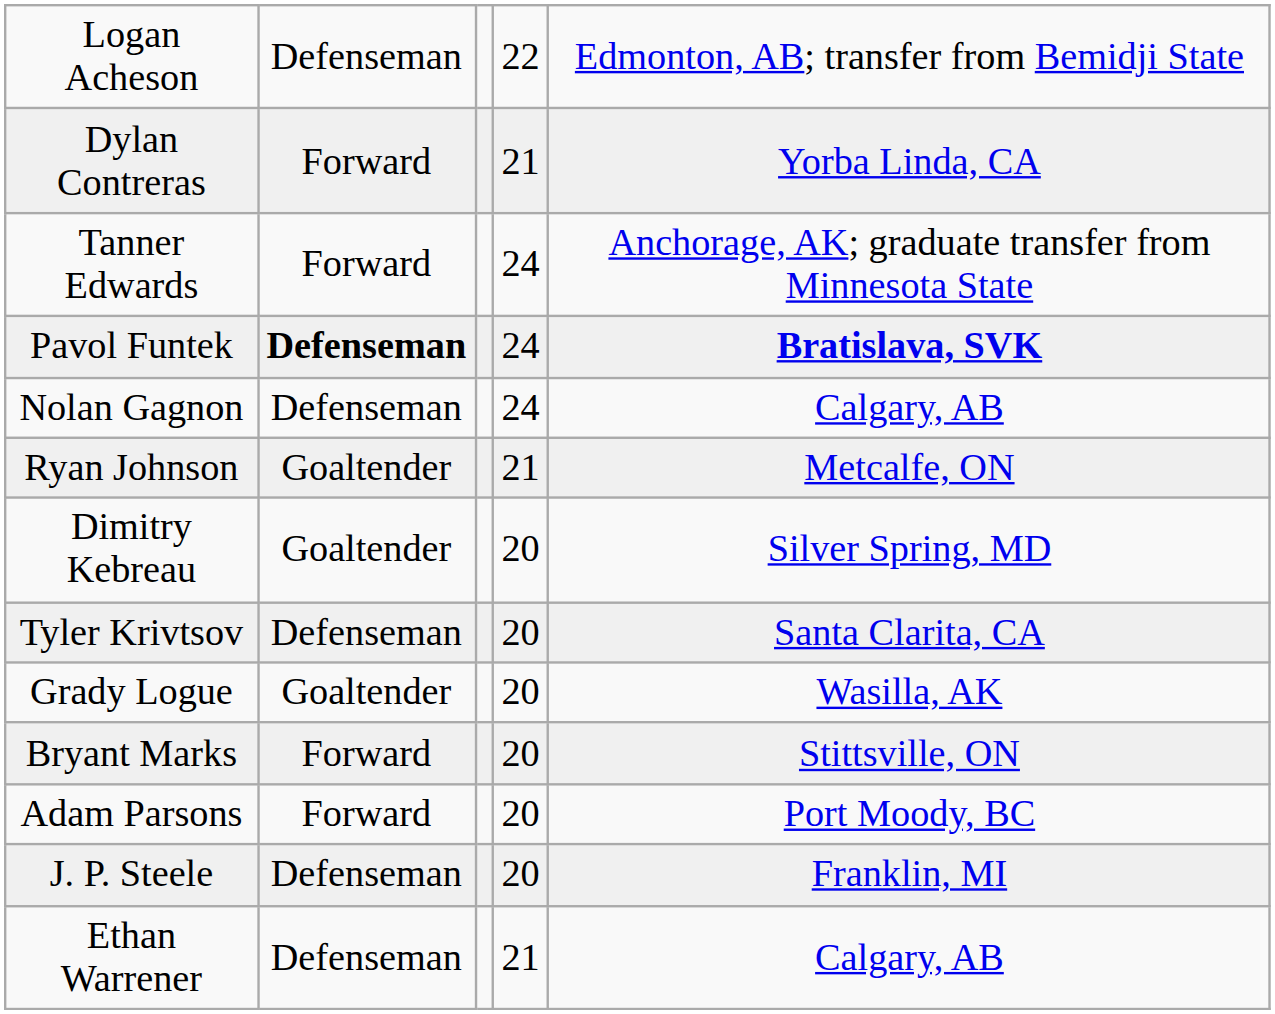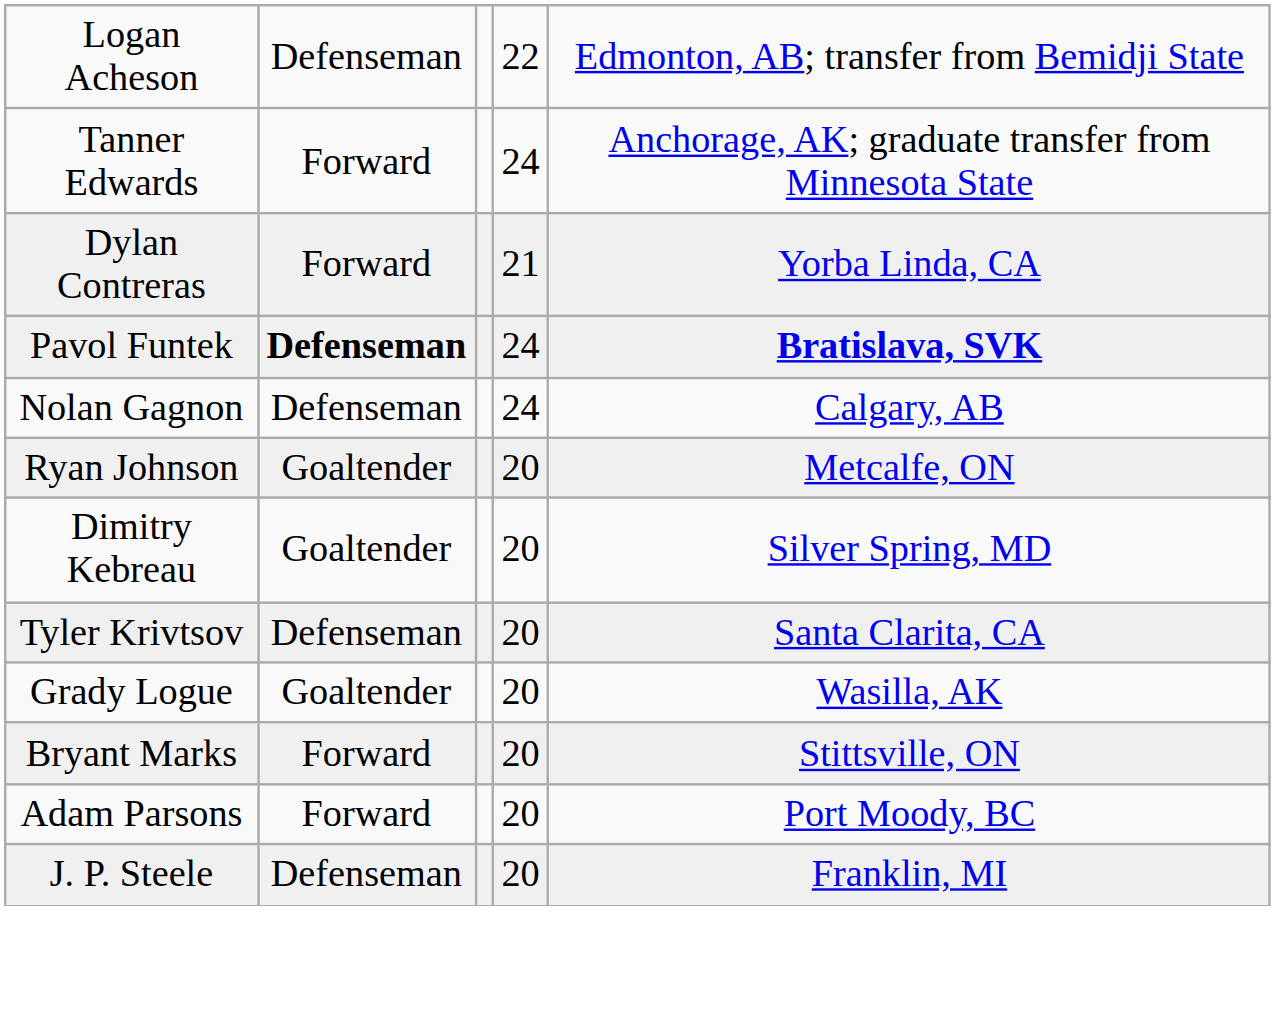rows swapped: (131, 159) <-> (131, 263)
(521, 467) 21 -> (521, 467) 20
- row: (131, 956)
